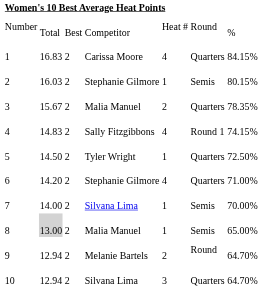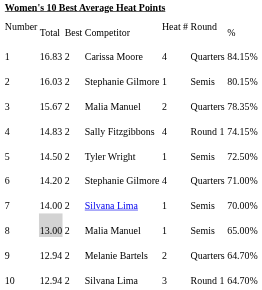(208, 156) Quarters -> (203, 156) Semis
(204, 250) Round -> (208, 255) Quarters
(208, 280) Quarters -> (208, 280) Round 1
